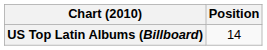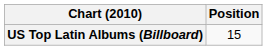(234, 34) 14 -> (234, 34) 15
